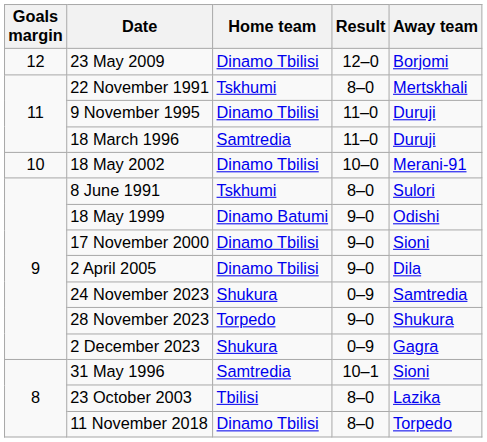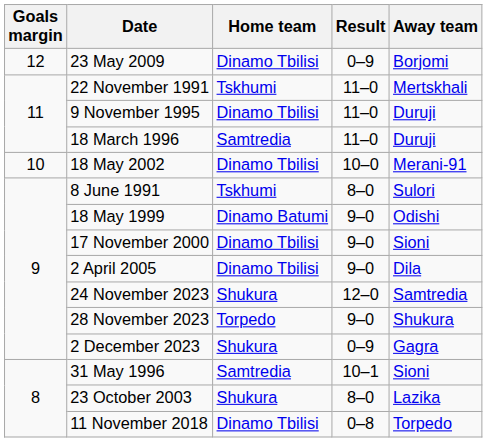(361, 61) 12–0 -> (361, 61) 0–9
(361, 87) 8–0 -> (361, 87) 11–0
(361, 294) 0–9 -> (361, 294) 12–0
(237, 398) Tbilisi -> (247, 398) Shukura
(361, 424) 8–0 -> (361, 424) 0–8
